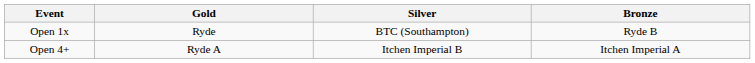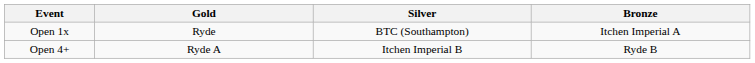(640, 31) Ryde B -> (640, 31) Itchen Imperial A
(640, 49) Itchen Imperial A -> (640, 49) Ryde B
